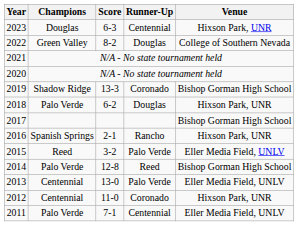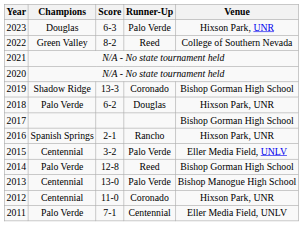(150, 27) Centennial -> (150, 27) Palo Verde
(150, 43) Douglas -> (150, 43) Reed
(62, 151) Reed -> (62, 151) Centennial
(235, 182) Eller Media Field, UNLV -> (237, 182) Bishop Manogue High School
